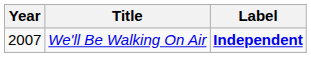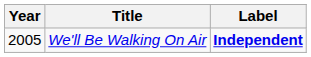(25, 40) 2007 -> (25, 40) 2005
